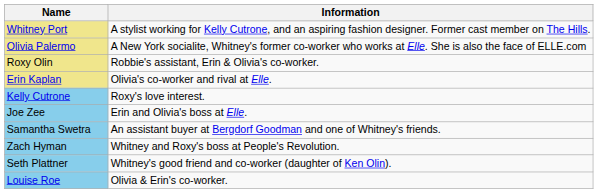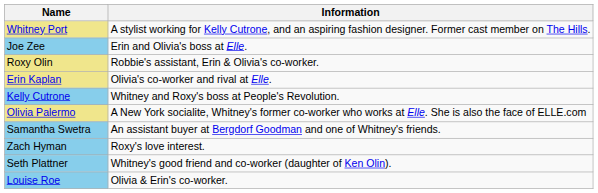rows swapped: (41, 46) <-> (26, 113)
(158, 96) Roxy's love interest. -> (225, 96) Whitney and Roxy's boss at People's Revolution.
(225, 146) Whitney and Roxy's boss at People's Revolution. -> (158, 146) Roxy's love interest.
